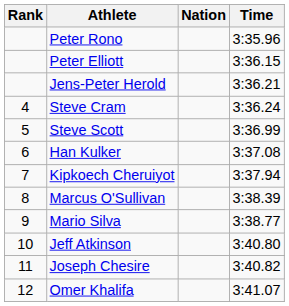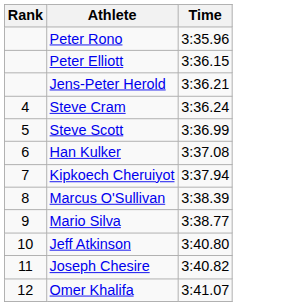- column: (204, 15)
